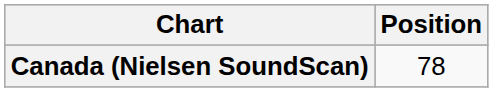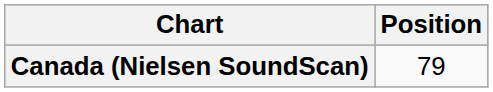(431, 65) 78 -> (431, 65) 79
